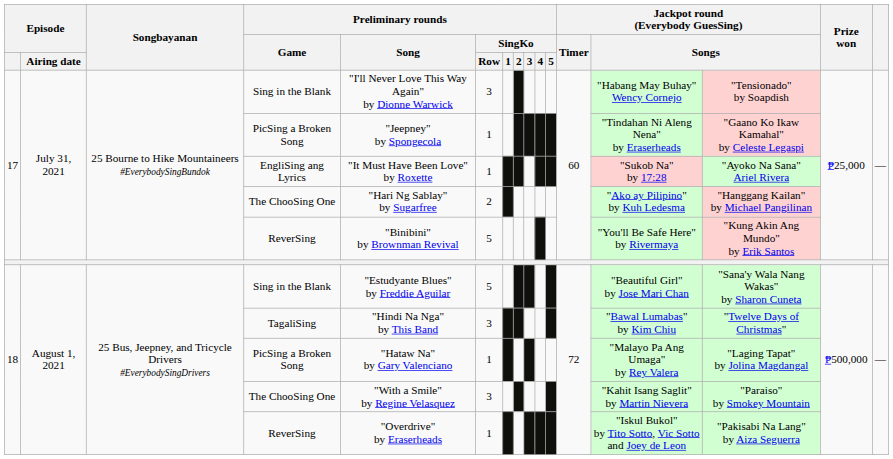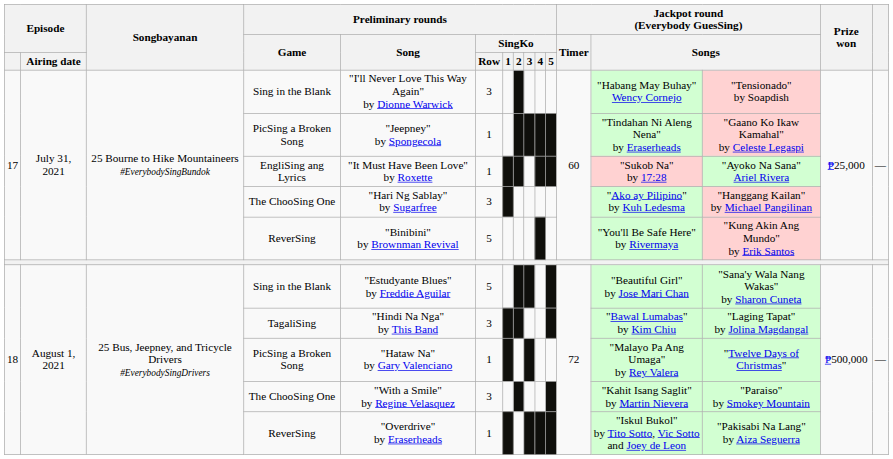(489, 201) 2 -> (489, 201) 3
(761, 323) "Twelve Days of Christmas" -> (761, 323) "Laging Tapat" by Jolina Magdangal
(761, 359) "Laging Tapat" by Jolina Magdangal -> (761, 359) "Twelve Days of Christmas"
